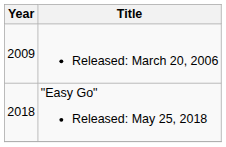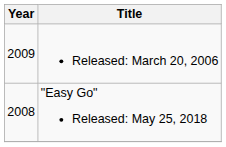(21, 112) 2018 -> (21, 112) 2008
